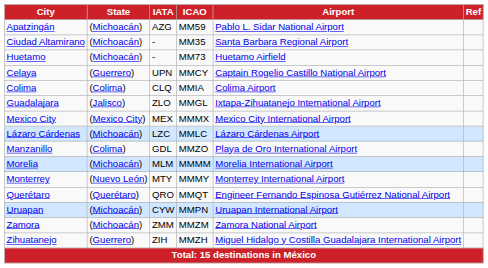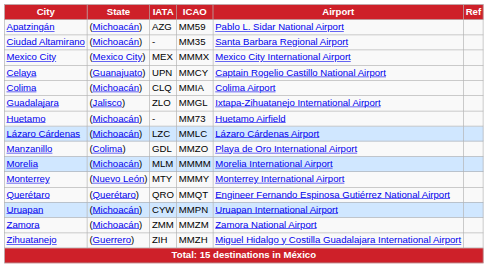rows swapped: (31, 118) <-> (26, 57)
(112, 73) (Guerrero) -> (117, 73) (Guanajuato)
(108, 88) (Colima) -> (116, 88) (Michoacán)
